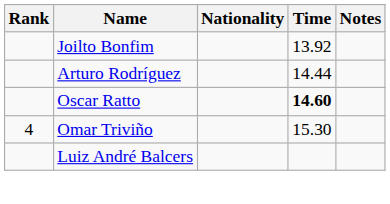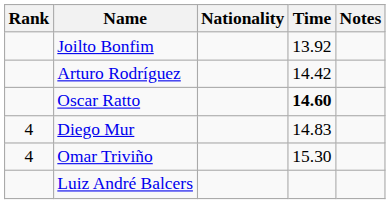(312, 73) 14.44 -> (312, 73) 14.42
+ row: (96, 128)
